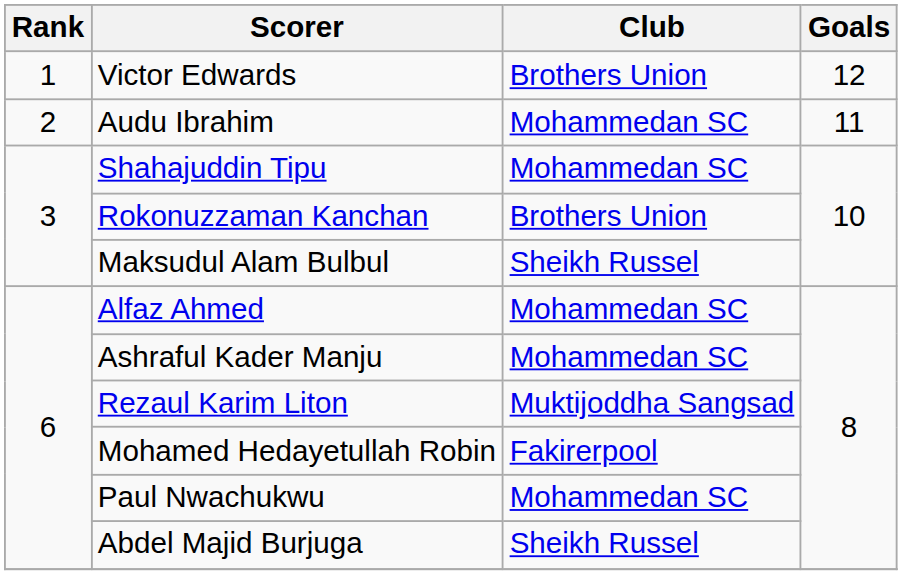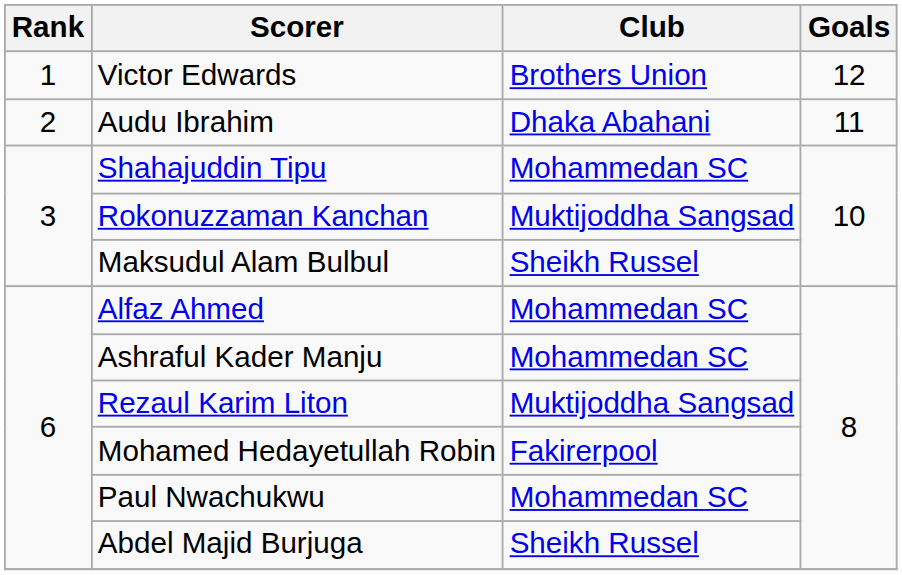(629, 121) Mohammedan SC -> (610, 121) Dhaka Abahani
(608, 215) Brothers Union -> (652, 215) Muktijoddha Sangsad
